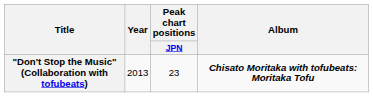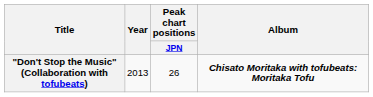(174, 73) 23 -> (174, 73) 26
